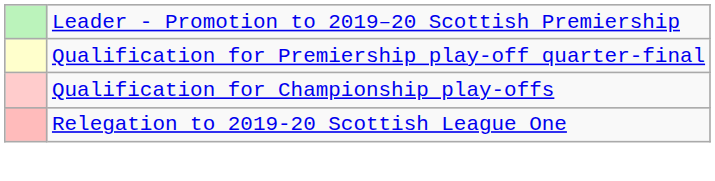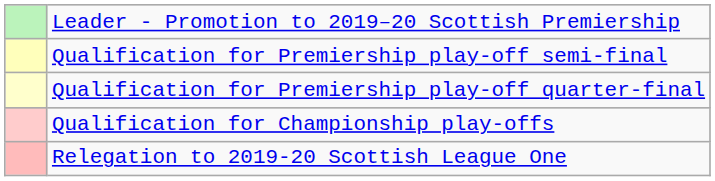+ row: (360, 56)
